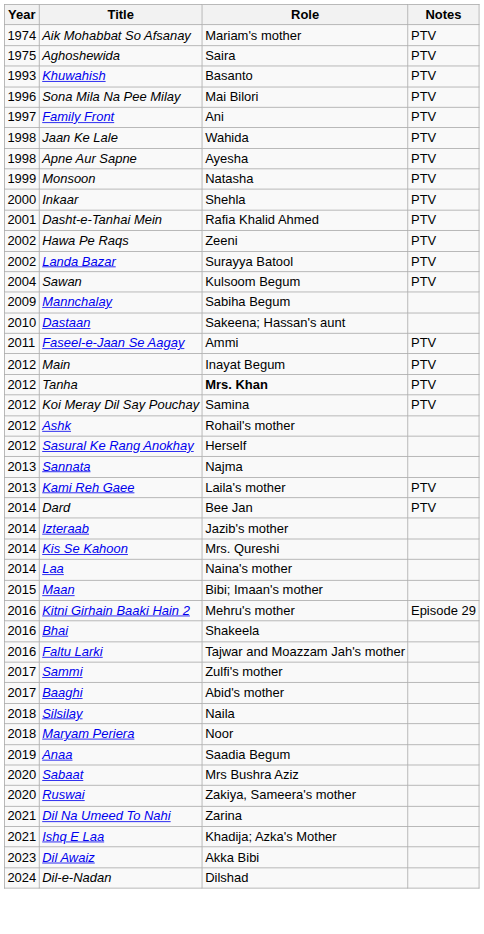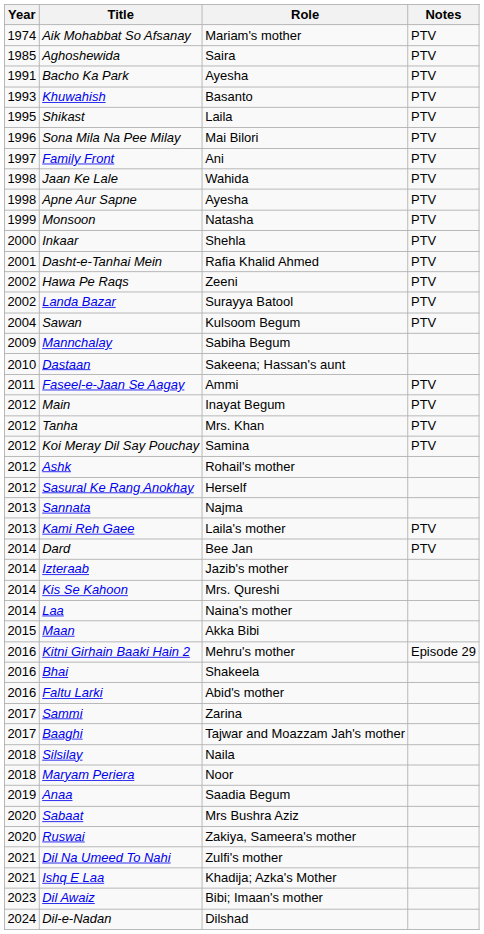(22, 55) 1975 -> (22, 55) 1985
+ row: (85, 76)
+ row: (63, 117)
(237, 384) bold -> (235, 425) normal
(264, 590) Bibi; Imaan's mother -> (232, 631) Akka Bibi
(305, 651) Tajwar and Moazzam Jah's mother -> (245, 693) Abid's mother
(244, 672) Zulfi's mother -> (224, 713) Zarina
(245, 693) Abid's mother -> (305, 734) Tajwar and Moazzam Jah's mother
(224, 816) Zarina -> (244, 857) Zulfi's mother
(232, 857) Akka Bibi -> (264, 898) Bibi; Imaan's mother
